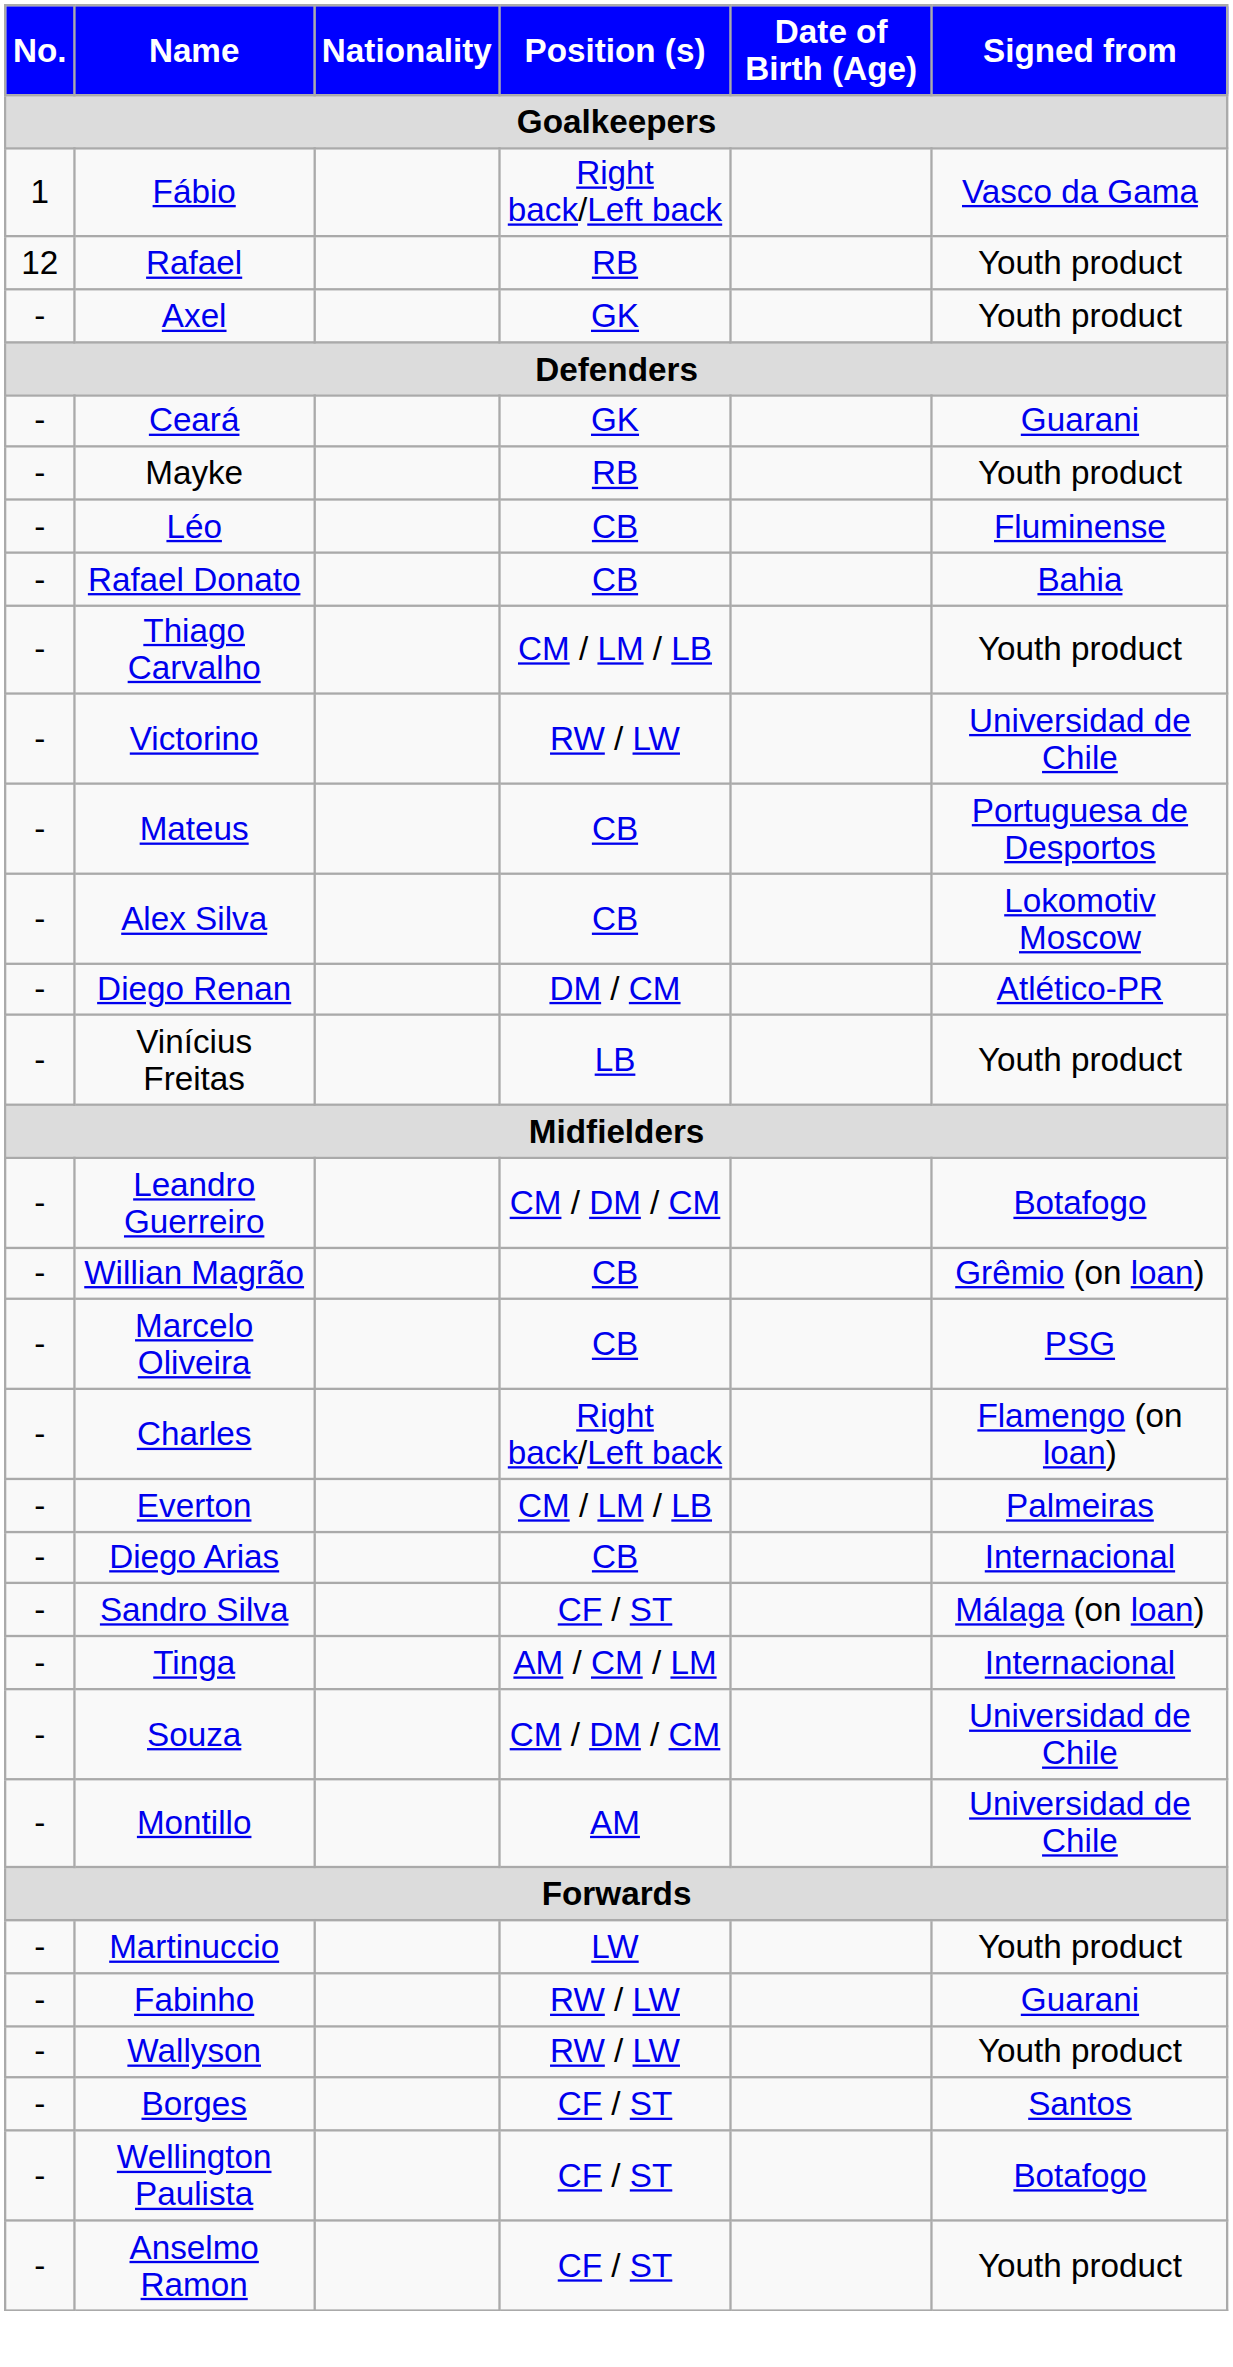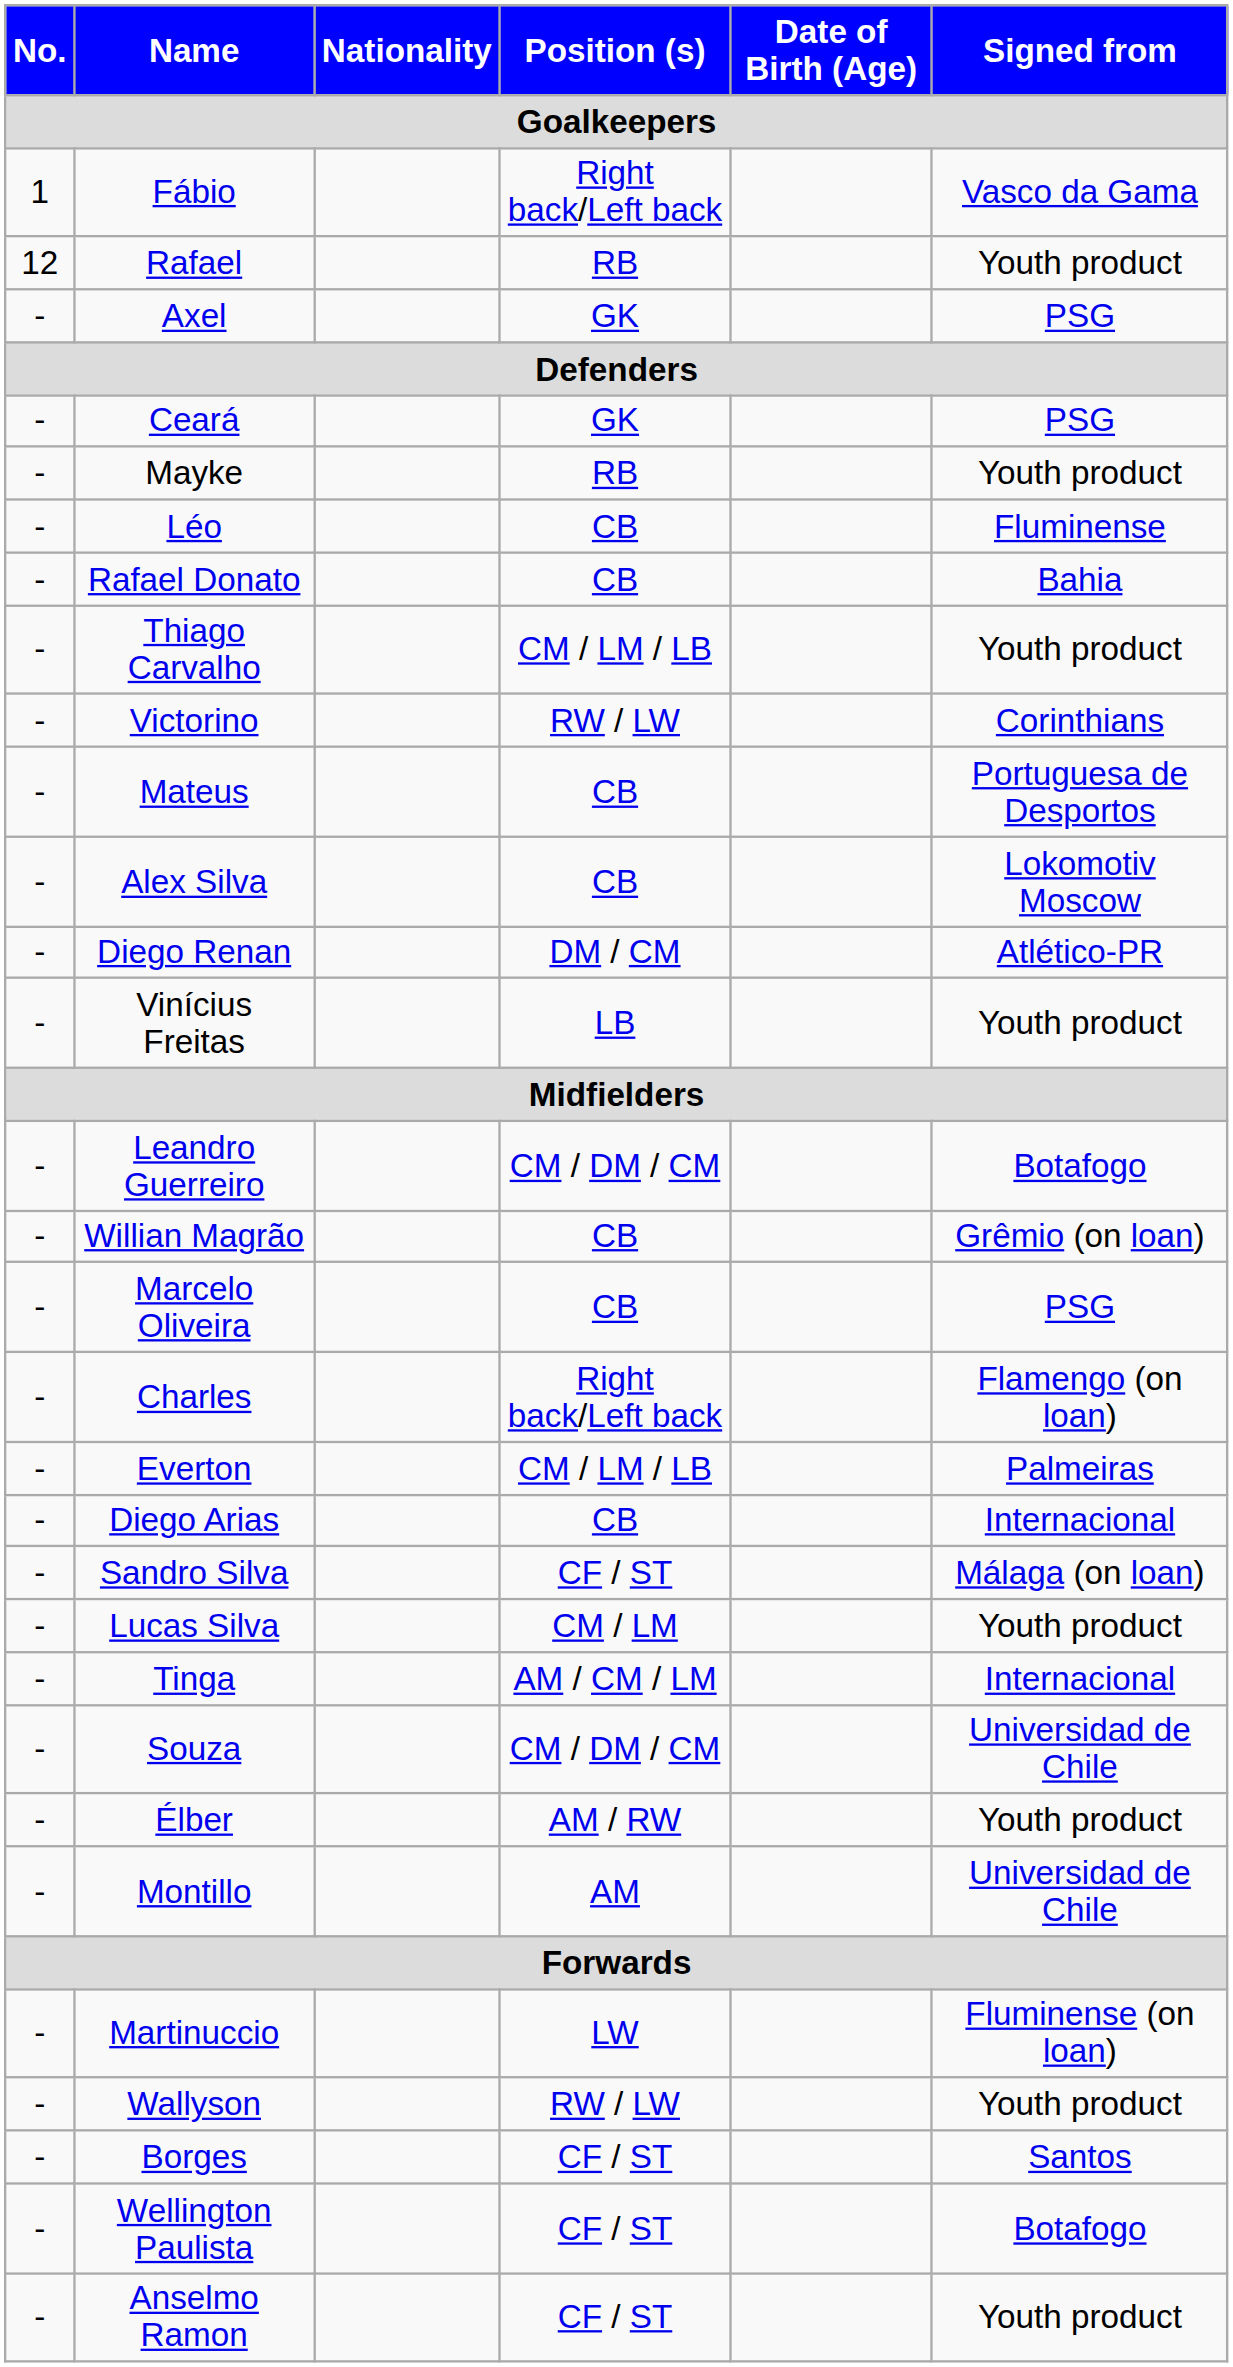(1080, 316) Youth product -> (1080, 316) PSG
(1080, 421) Guarani -> (1080, 421) PSG
(1080, 739) Universidad de Chile -> (1080, 721) Corinthians
+ row: (194, 1626)
+ row: (194, 1820)
(1080, 1947) Youth product -> (1080, 2033) Fluminense (on loan)
- row: (194, 1999)
